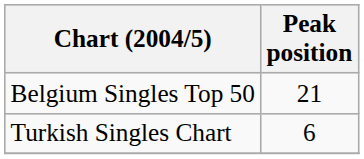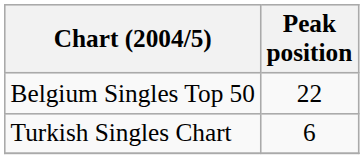(309, 93) 21 -> (309, 93) 22
